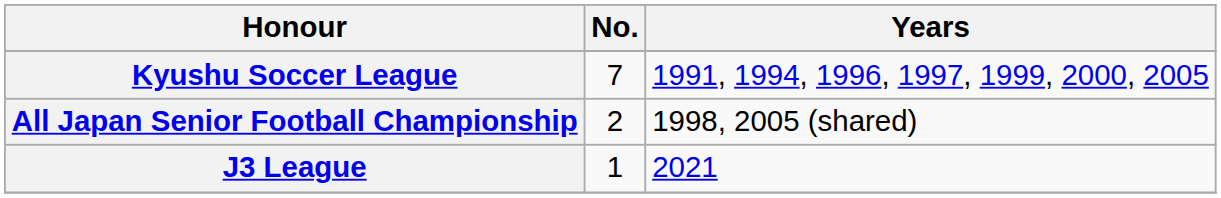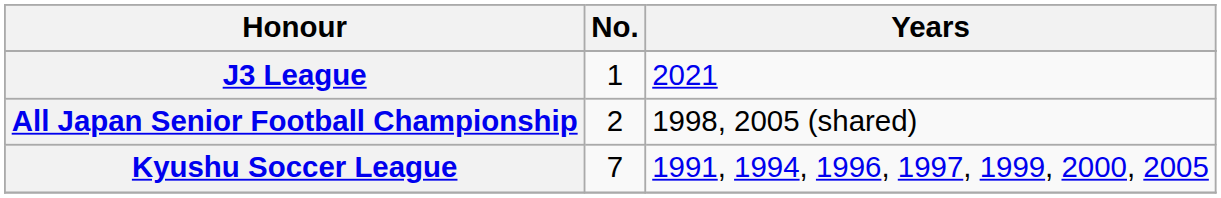rows swapped: (295, 74) <-> (295, 167)
